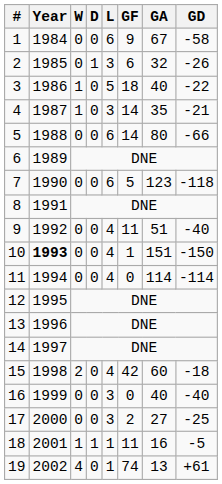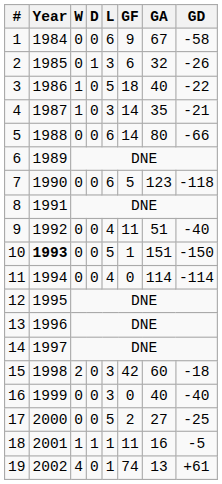(110, 254) 4 -> (110, 254) 5
(110, 372) 4 -> (110, 372) 3
(110, 420) 3 -> (110, 420) 5
